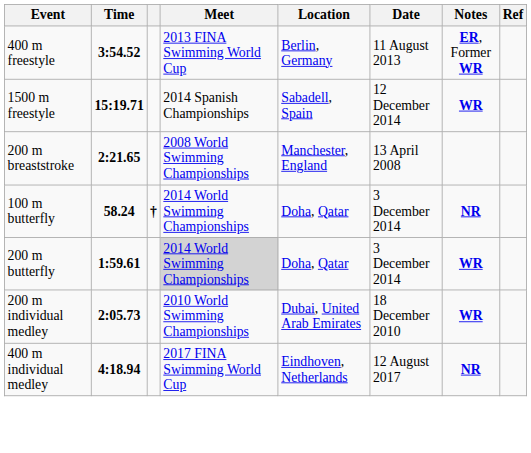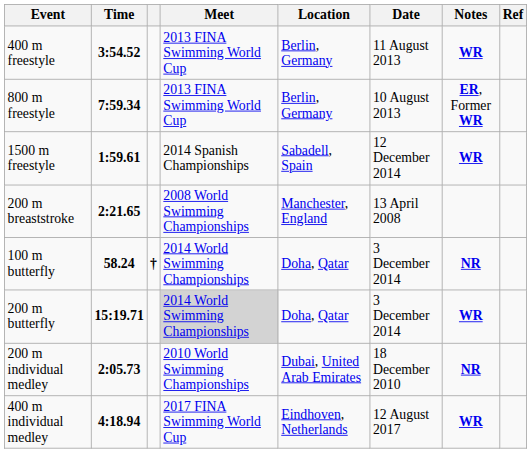(471, 52) ER, Former WR -> (471, 52) WR
+ row: (31, 105)
(119, 105) 15:19.71 -> (119, 158) 1:59.61
(119, 263) 1:59.61 -> (119, 316) 15:19.71
(471, 316) WR -> (471, 369) NR
(471, 369) NR -> (471, 422) WR
